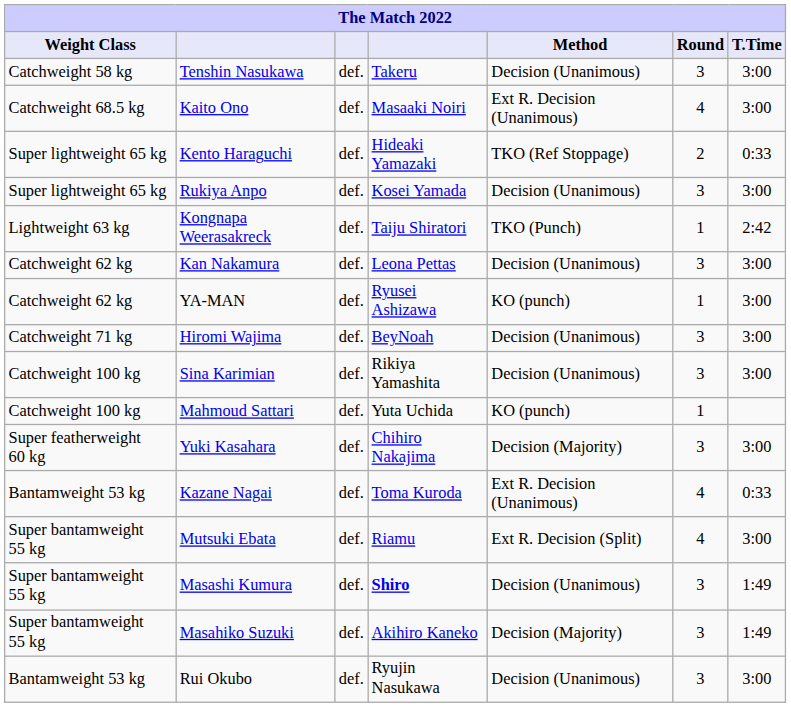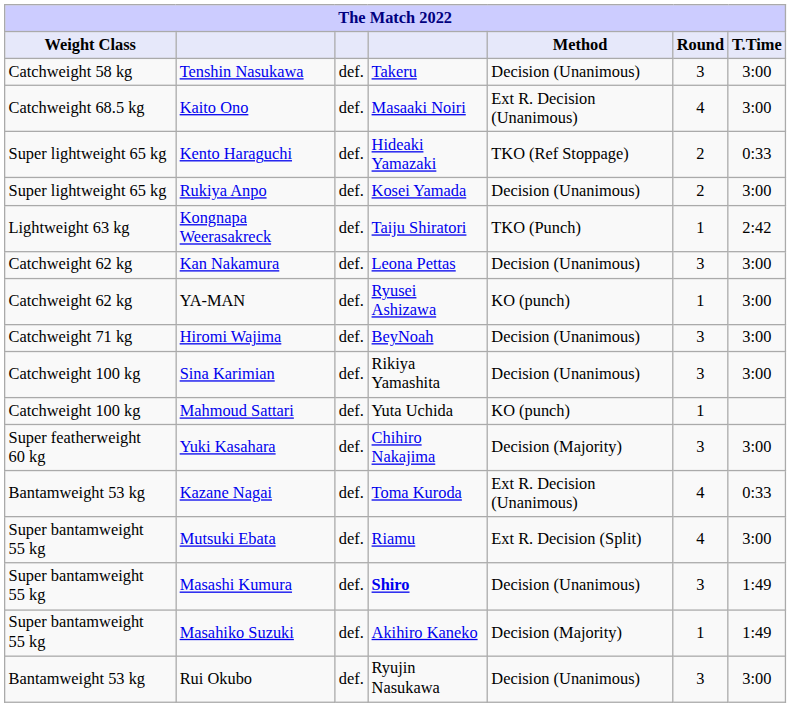(700, 191) 3 -> (700, 191) 2
(700, 632) 3 -> (700, 632) 1
